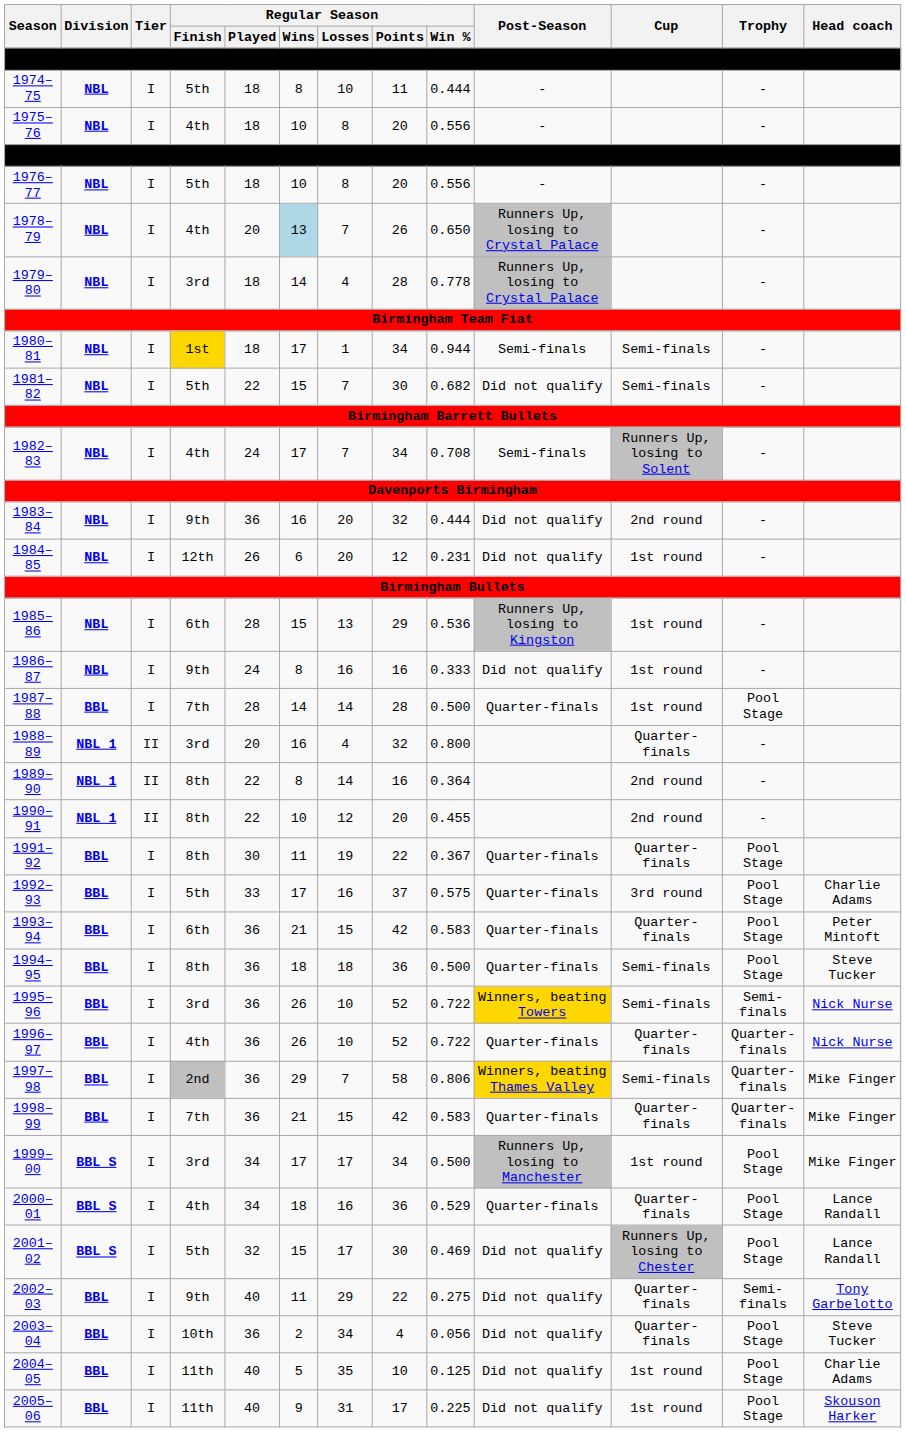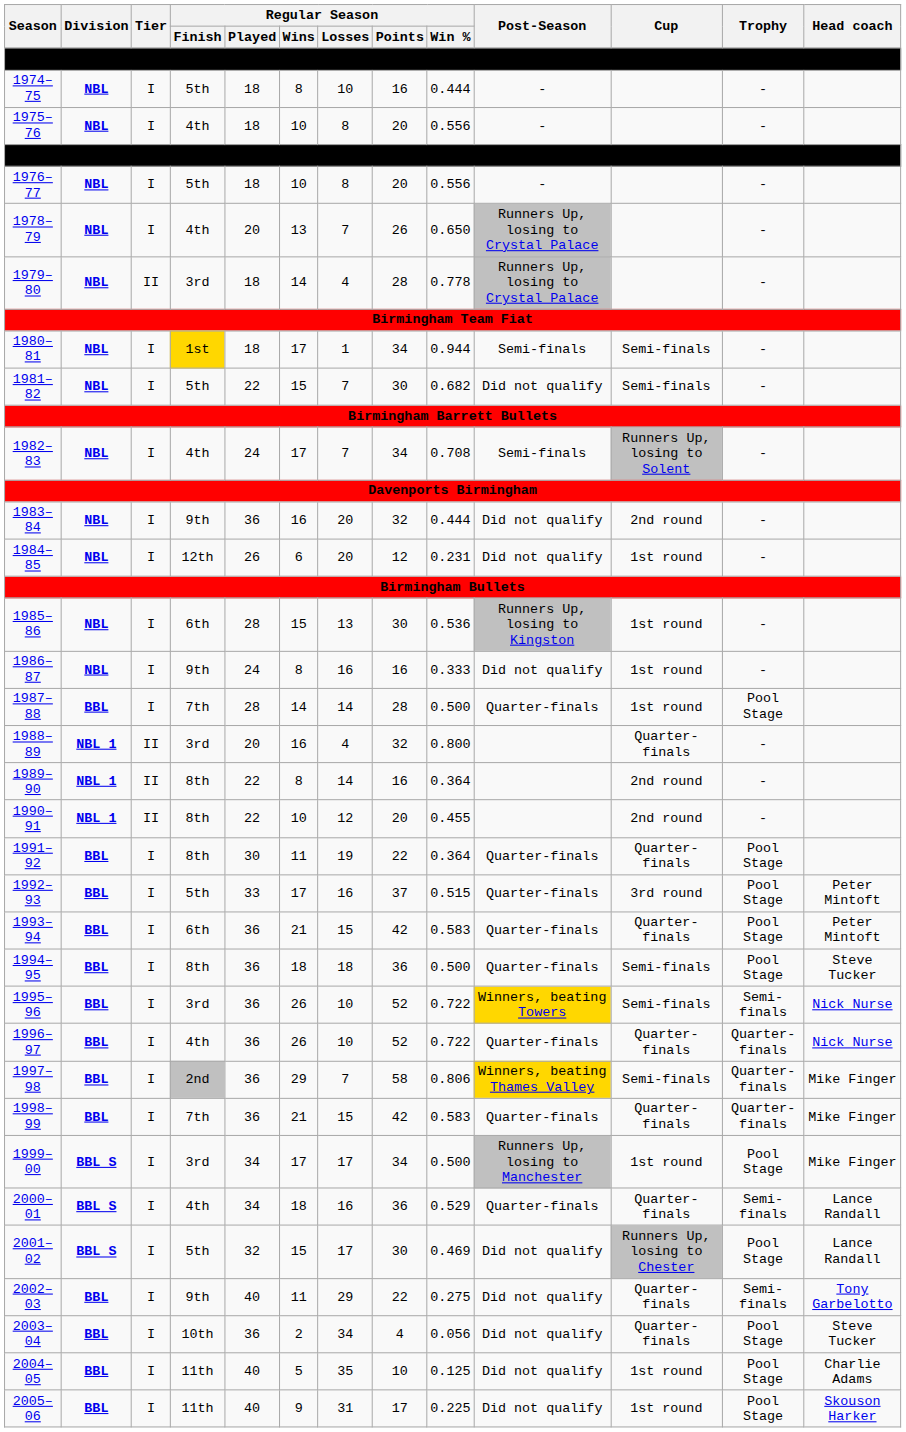(400, 89) 11 -> (400, 89) 16
(299, 230) lightblue background -> (299, 230) no background
(151, 283) I -> (151, 283) II
(400, 625) 29 -> (400, 625) 30
(450, 856) 0.367 -> (450, 856) 0.364
(450, 893) 0.575 -> (450, 893) 0.515
(852, 893) Charlie Adams -> (852, 893) Peter Mintoft
(763, 1207) Pool Stage -> (763, 1207) Semi-finals
